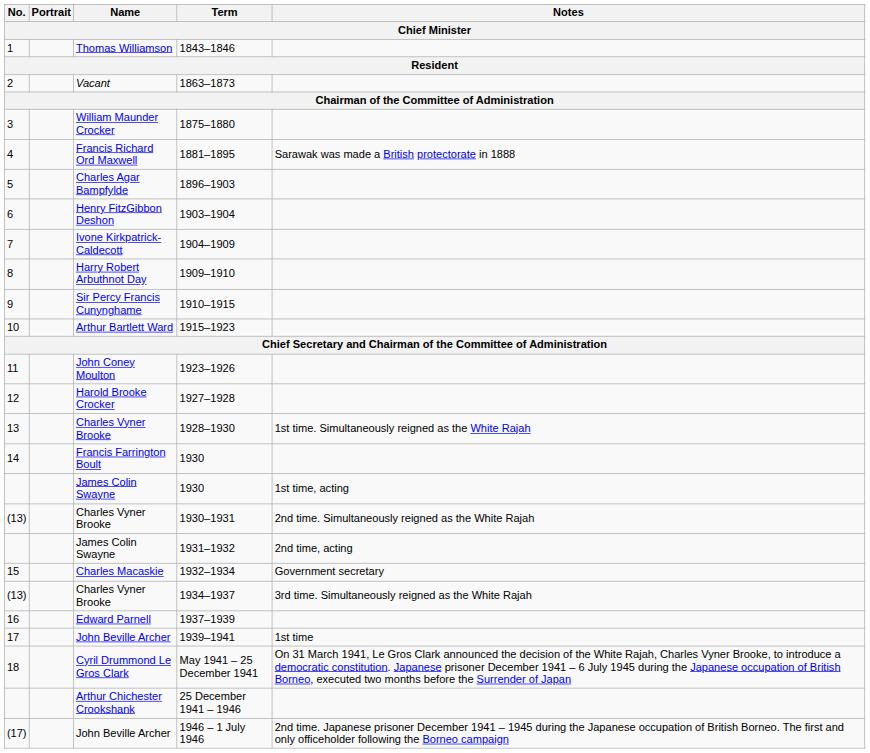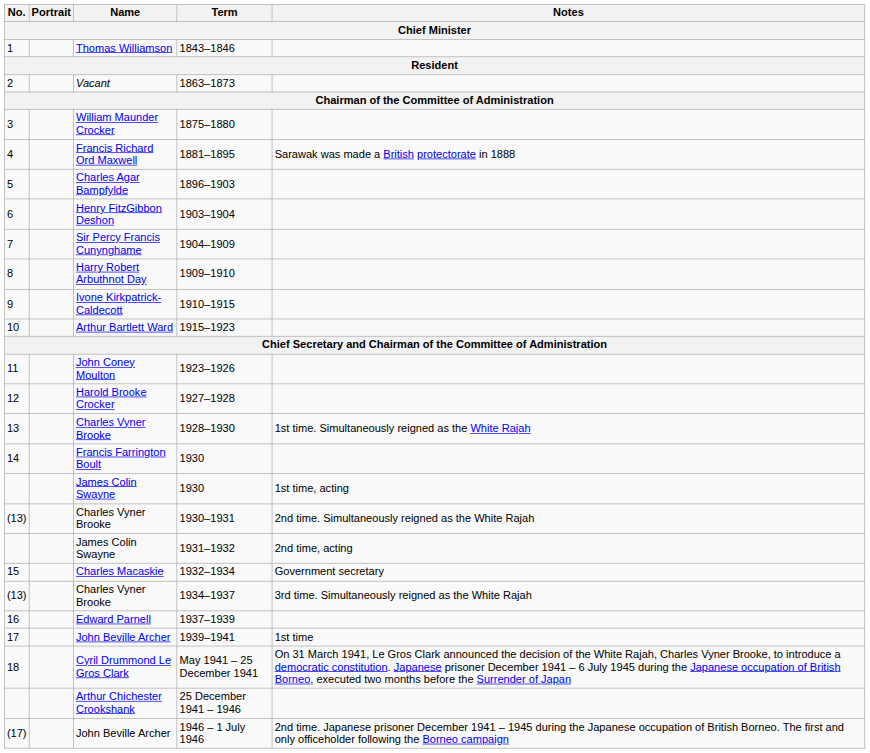(119, 244) Ivone Kirkpatrick-Caldecott -> (118, 244) Sir Percy Francis Cunynghame
(118, 304) Sir Percy Francis Cunynghame -> (119, 304) Ivone Kirkpatrick-Caldecott
